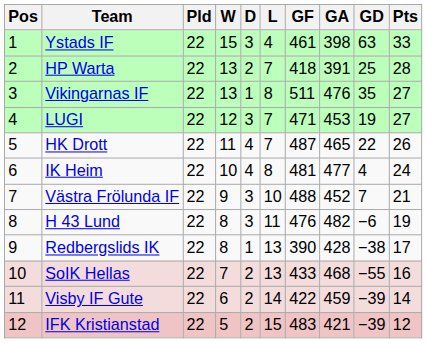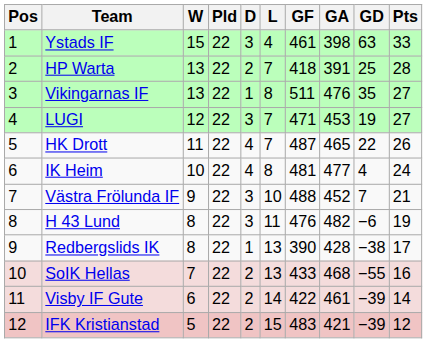columns swapped: (199, 17) <-> (228, 17)
(337, 299) 459 -> (337, 299) 461
